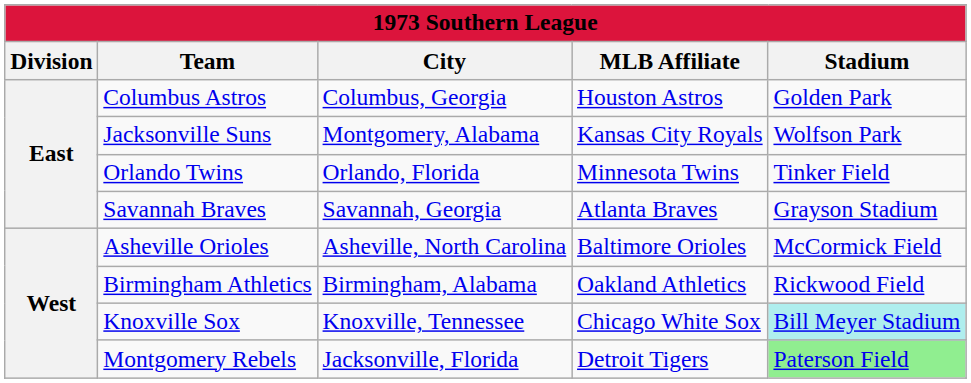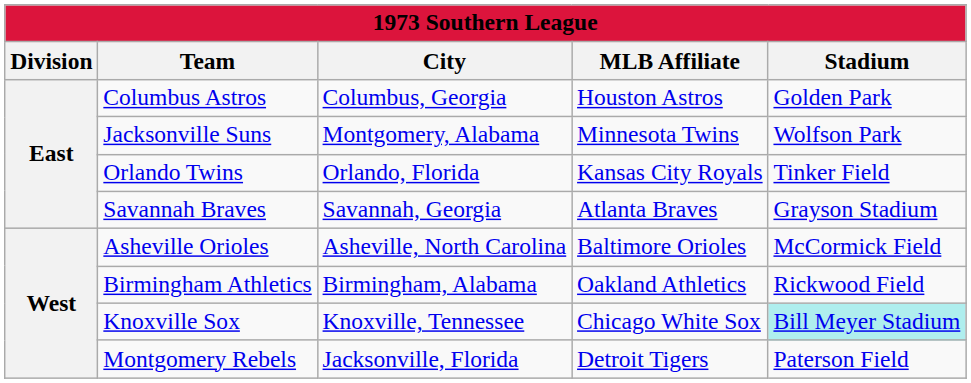(670, 135) Kansas City Royals -> (658, 135) Minnesota Twins
(658, 172) Minnesota Twins -> (670, 172) Kansas City Royals
(841, 358) lightgreen background -> (841, 358) no background
